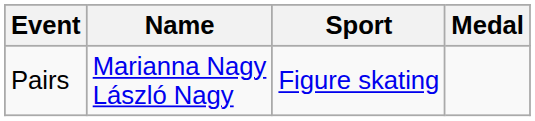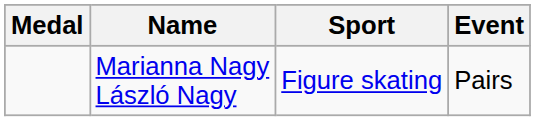columns swapped: (488, 26) <-> (46, 26)
